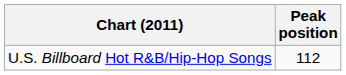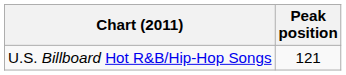(308, 57) 112 -> (308, 57) 121
